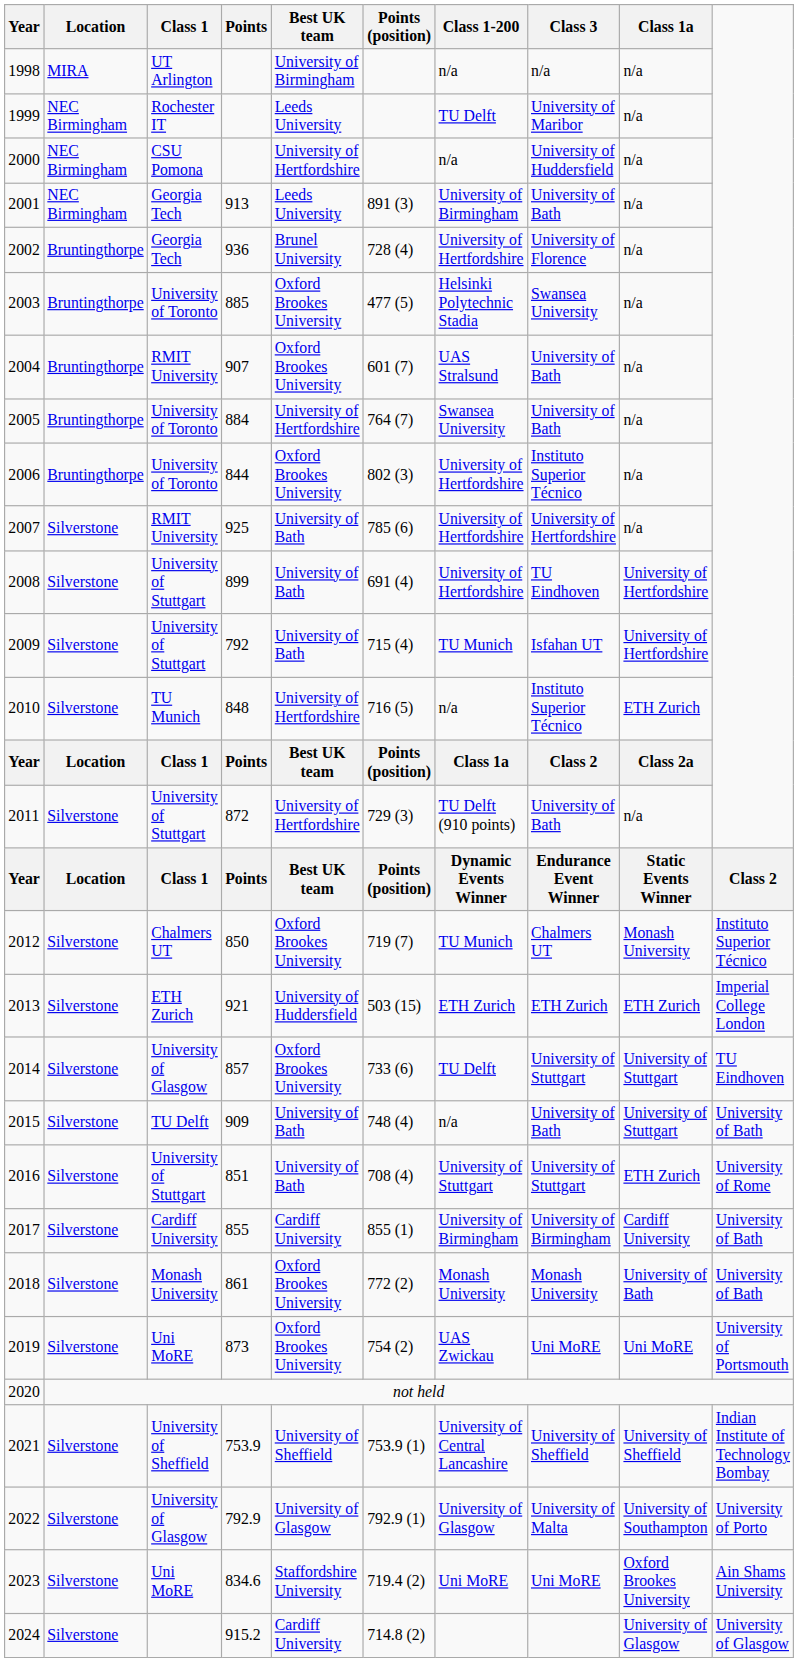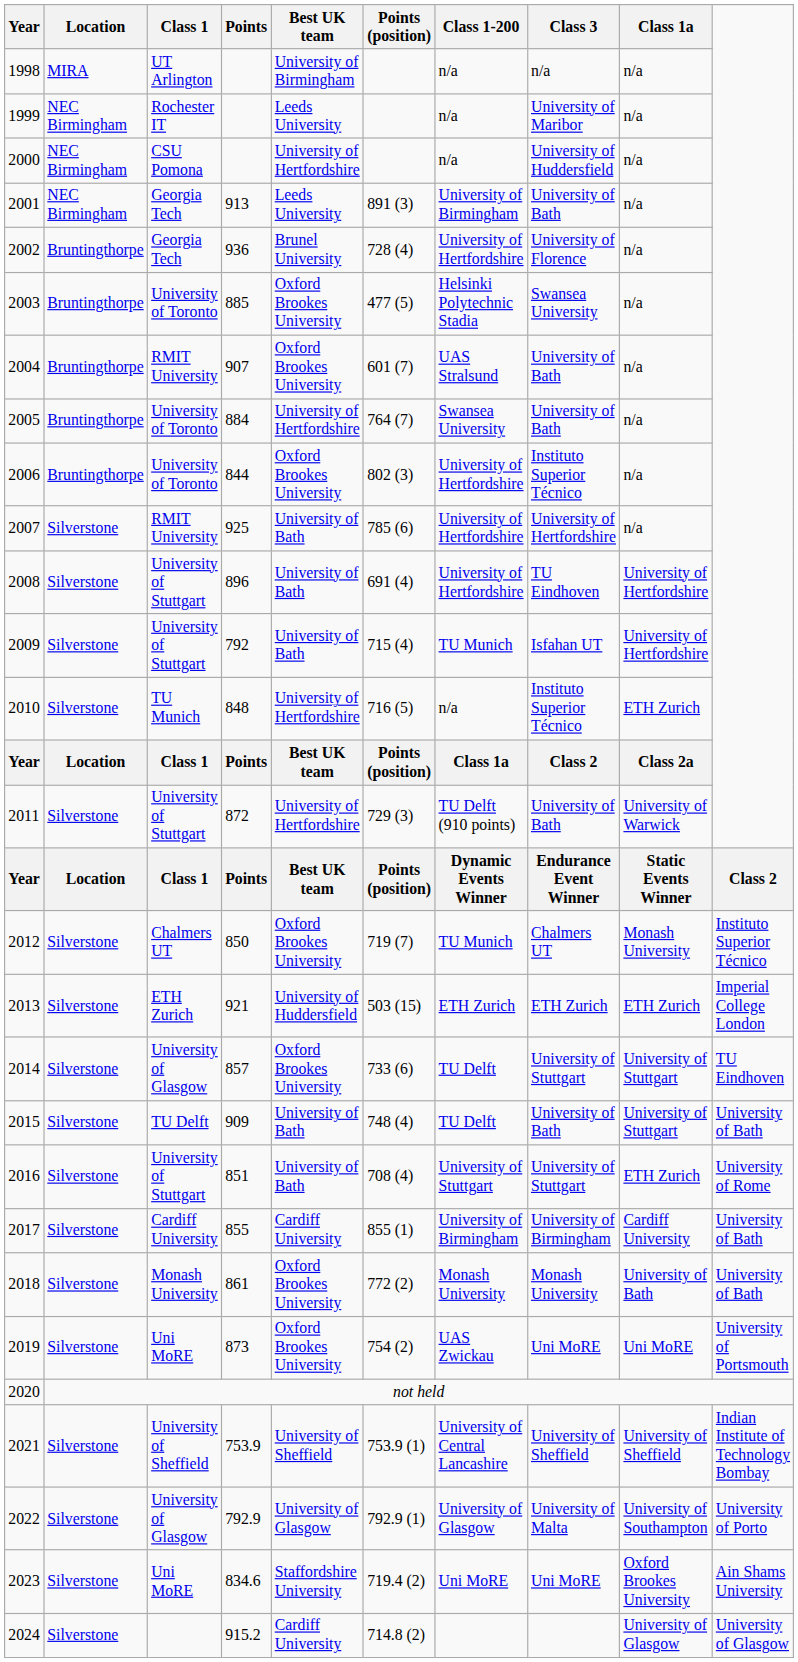(467, 115) TU Delft -> (448, 115) n/a
(237, 581) 899 -> (237, 581) 896
(633, 815) n/a -> (665, 815) University of Warwick
(448, 1122) n/a -> (467, 1122) TU Delft
